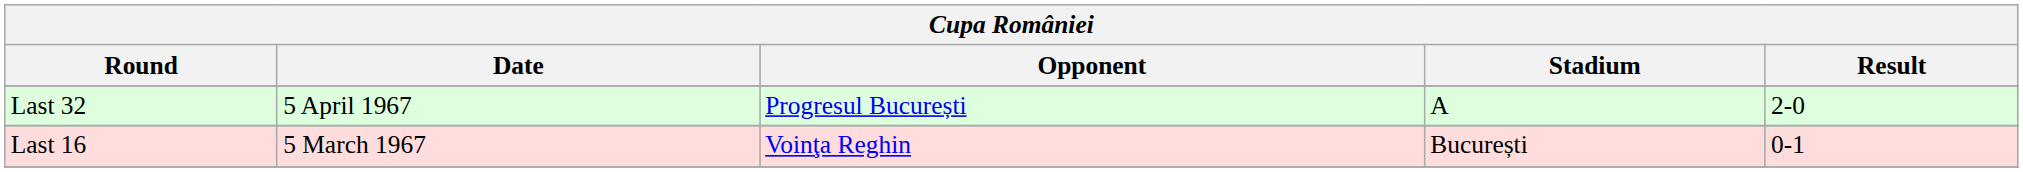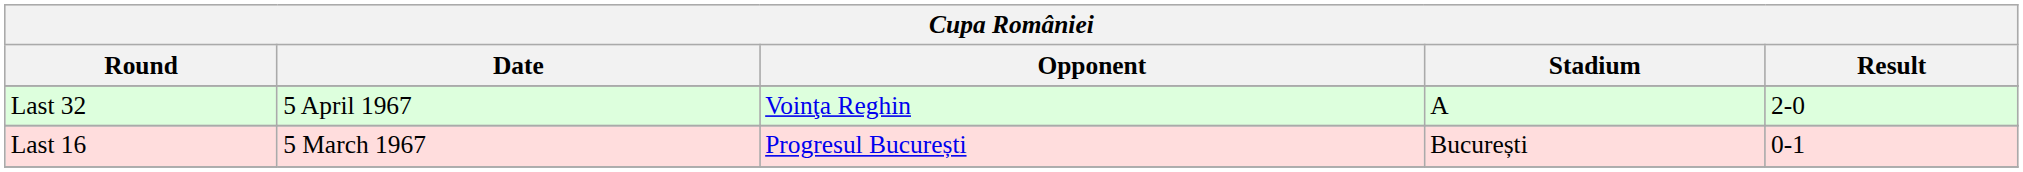(866, 105) Progresul București -> (838, 105) Voinţa Reghin
(838, 145) Voinţa Reghin -> (866, 145) Progresul București
